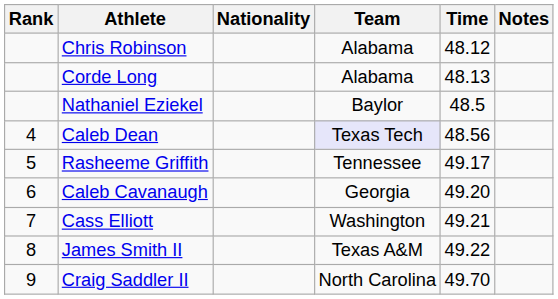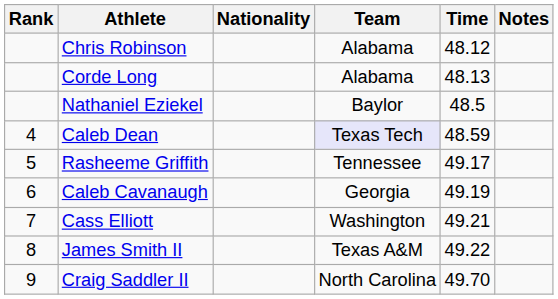(467, 134) 48.56 -> (467, 134) 48.59
(467, 192) 49.20 -> (467, 192) 49.19
